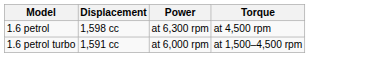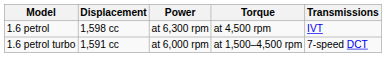+ column: (343, 13)
